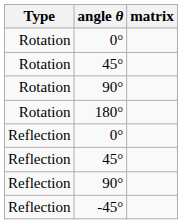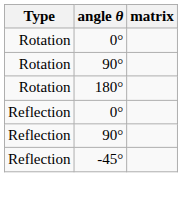- row: (45, 64)
- row: (39, 159)
